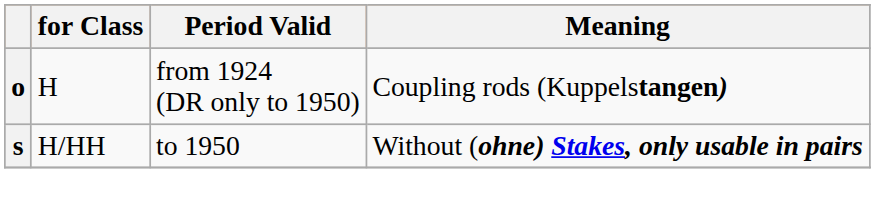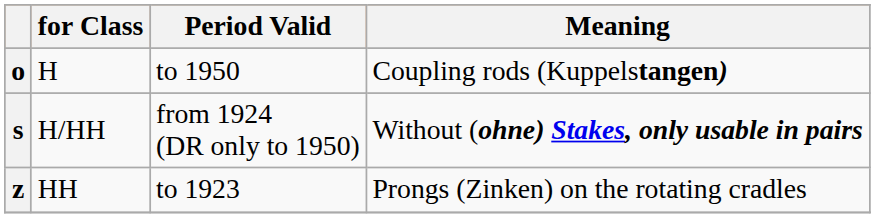(258, 85) from 1924 (DR only to 1950) -> (198, 70) to 1950
(198, 145) to 1950 -> (258, 129) from 1924 (DR only to 1950)
+ row: (18, 189)
